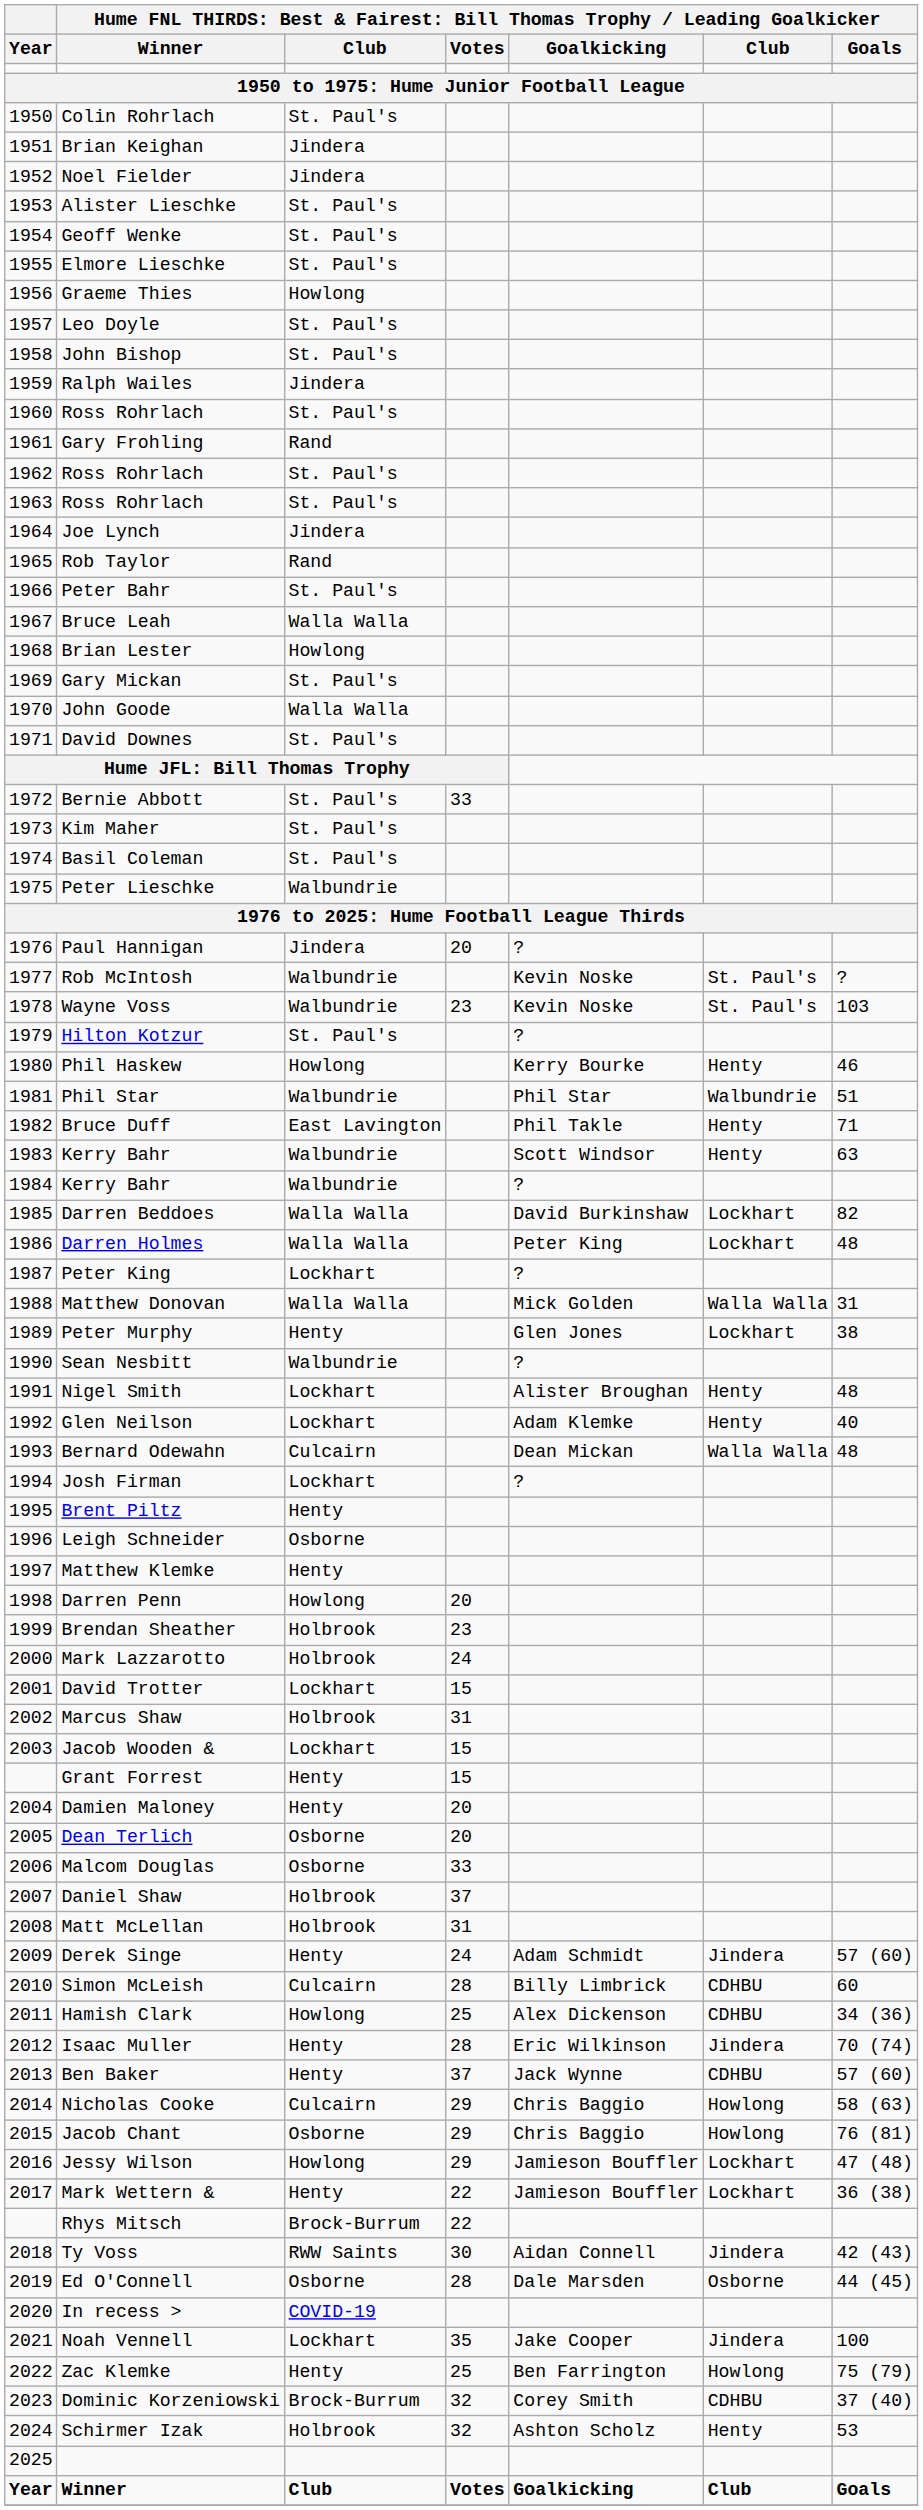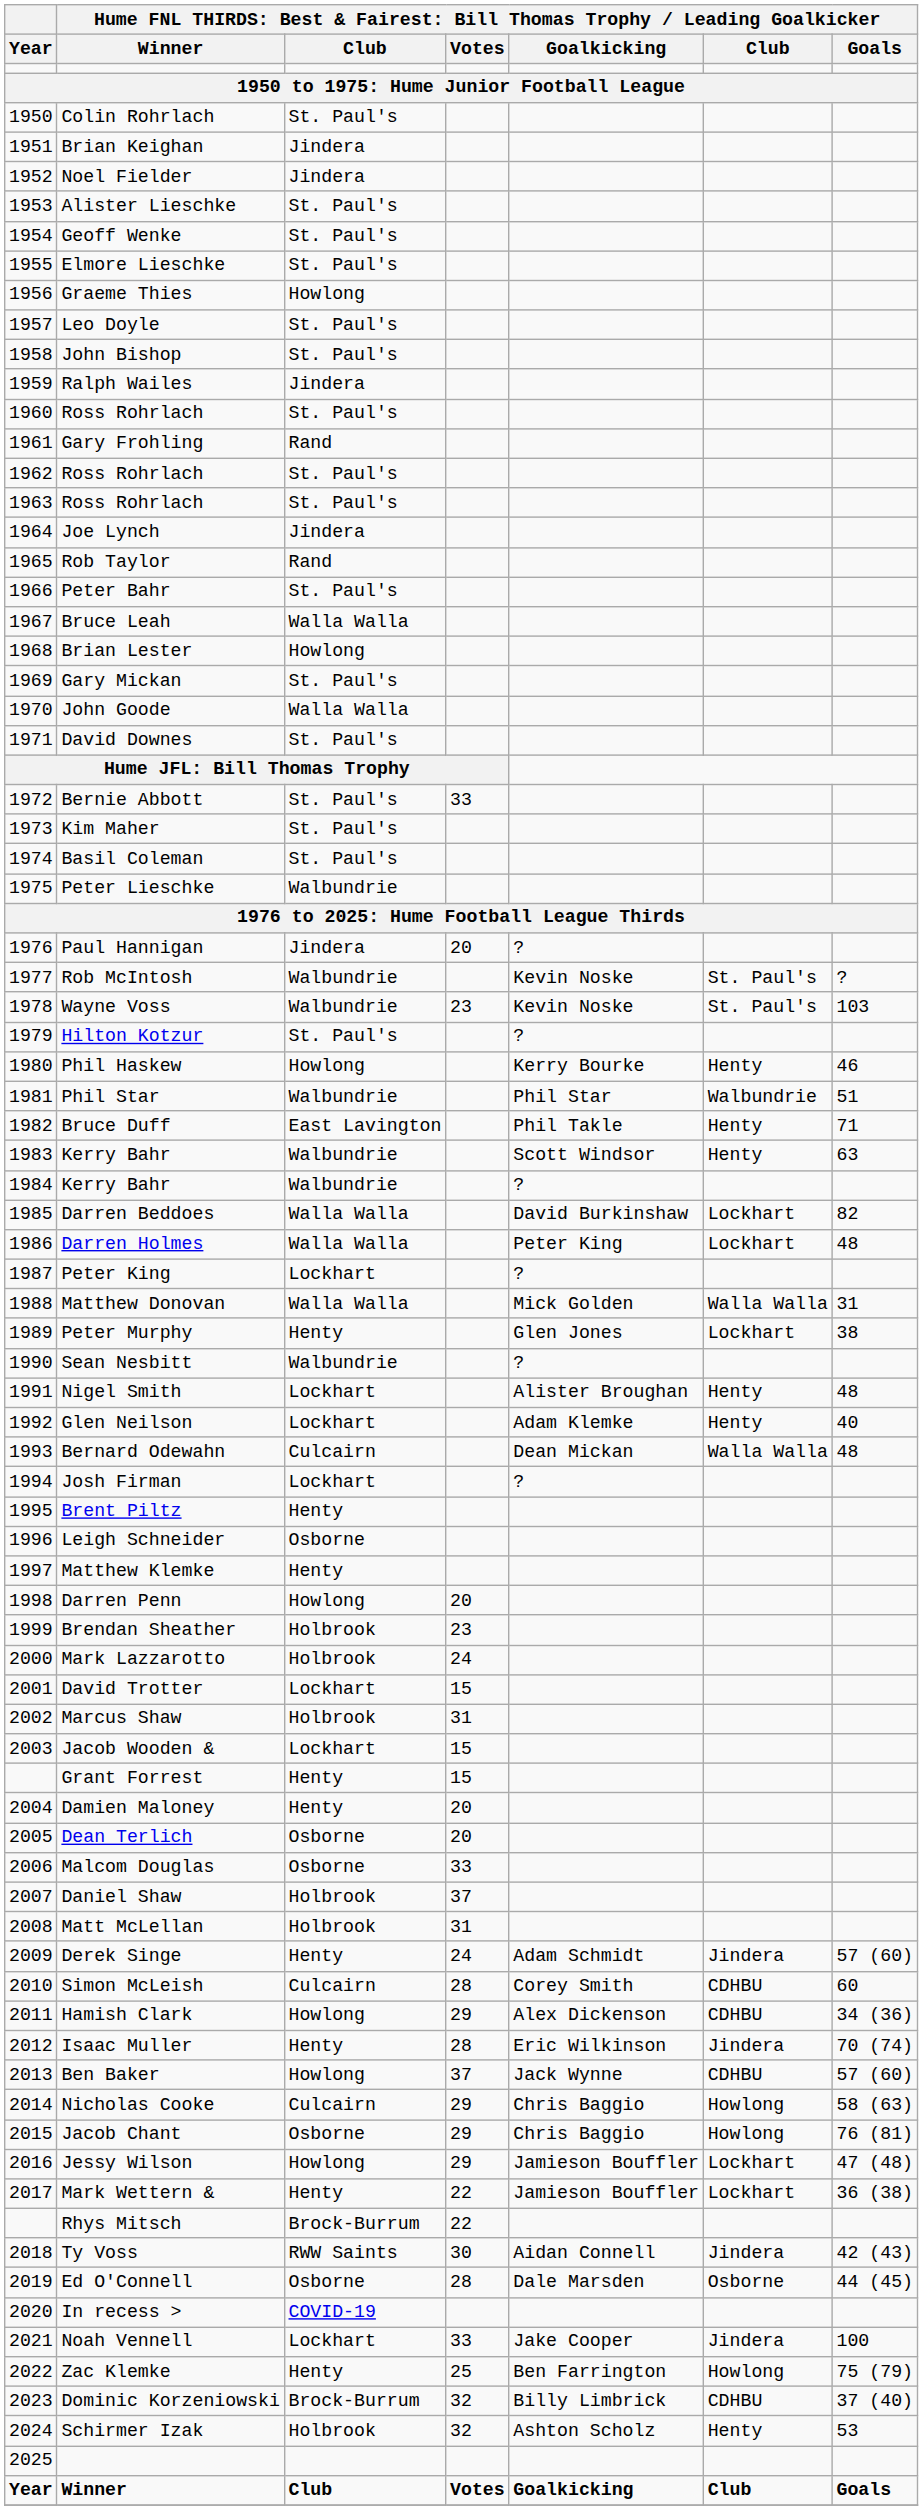(590, 1986) Billy Limbrick -> (573, 1986) Corey Smith
(461, 2016) 25 -> (461, 2016) 29
(316, 2075) Henty -> (327, 2075) Howlong
(461, 2342) 35 -> (461, 2342) 33
(573, 2401) Corey Smith -> (590, 2401) Billy Limbrick
